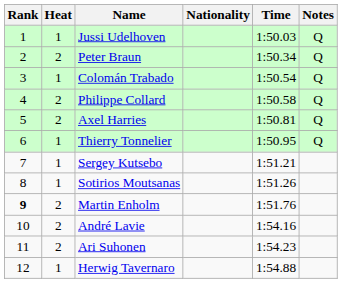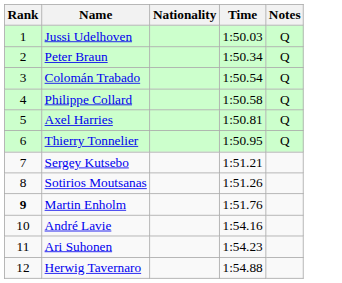- column: (58, 15)
